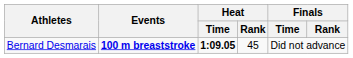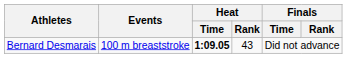(148, 46) bold -> (145, 46) normal
(253, 46) 45 -> (247, 46) 43
